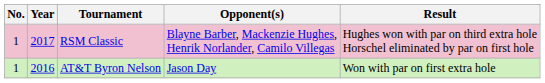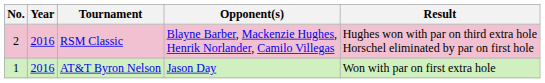(16, 41) 1 -> (16, 41) 2
(42, 41) 2017 -> (42, 41) 2016
